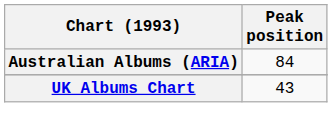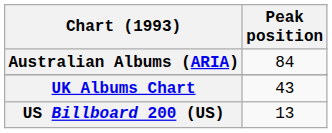+ row: (124, 114)
